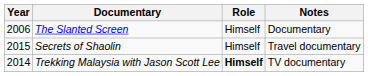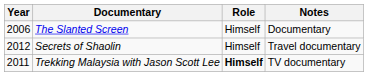(19, 46) 2015 -> (19, 46) 2012
(19, 63) 2014 -> (18, 63) 2011
